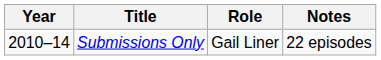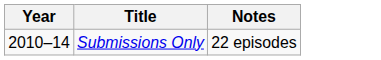- column: (245, 17)
